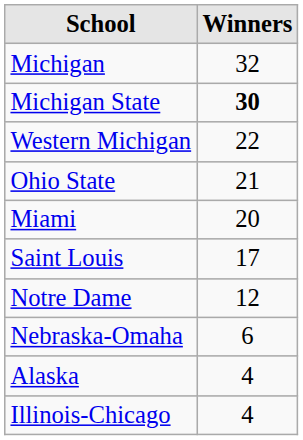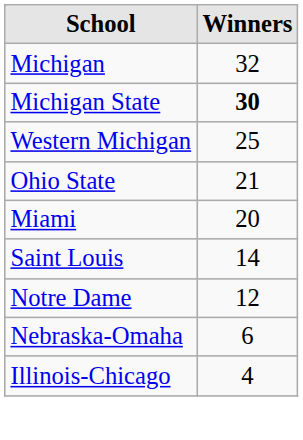(247, 141) 22 -> (247, 141) 25
(247, 258) 17 -> (247, 258) 14
- row: (45, 375)
